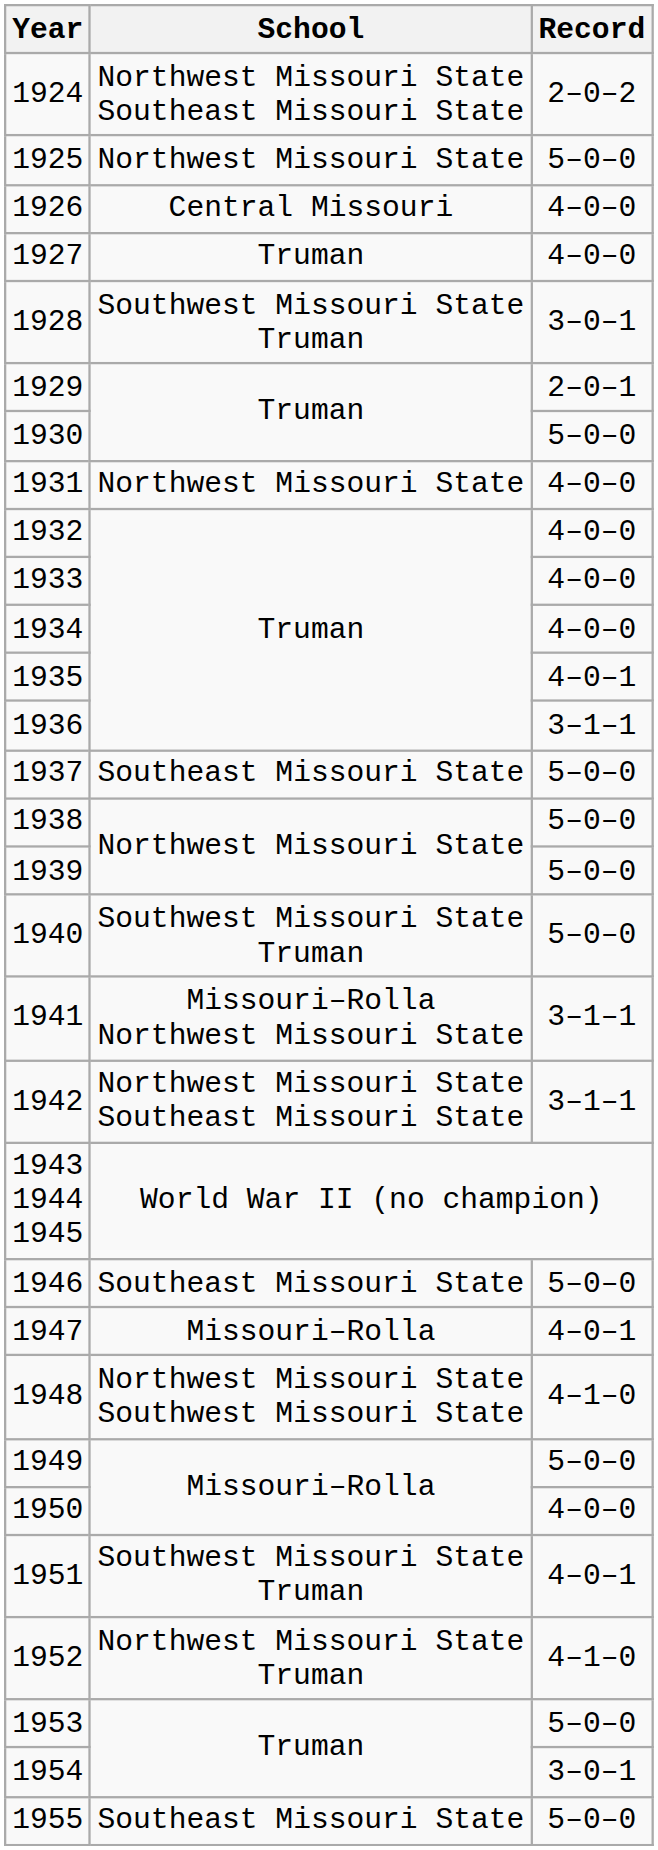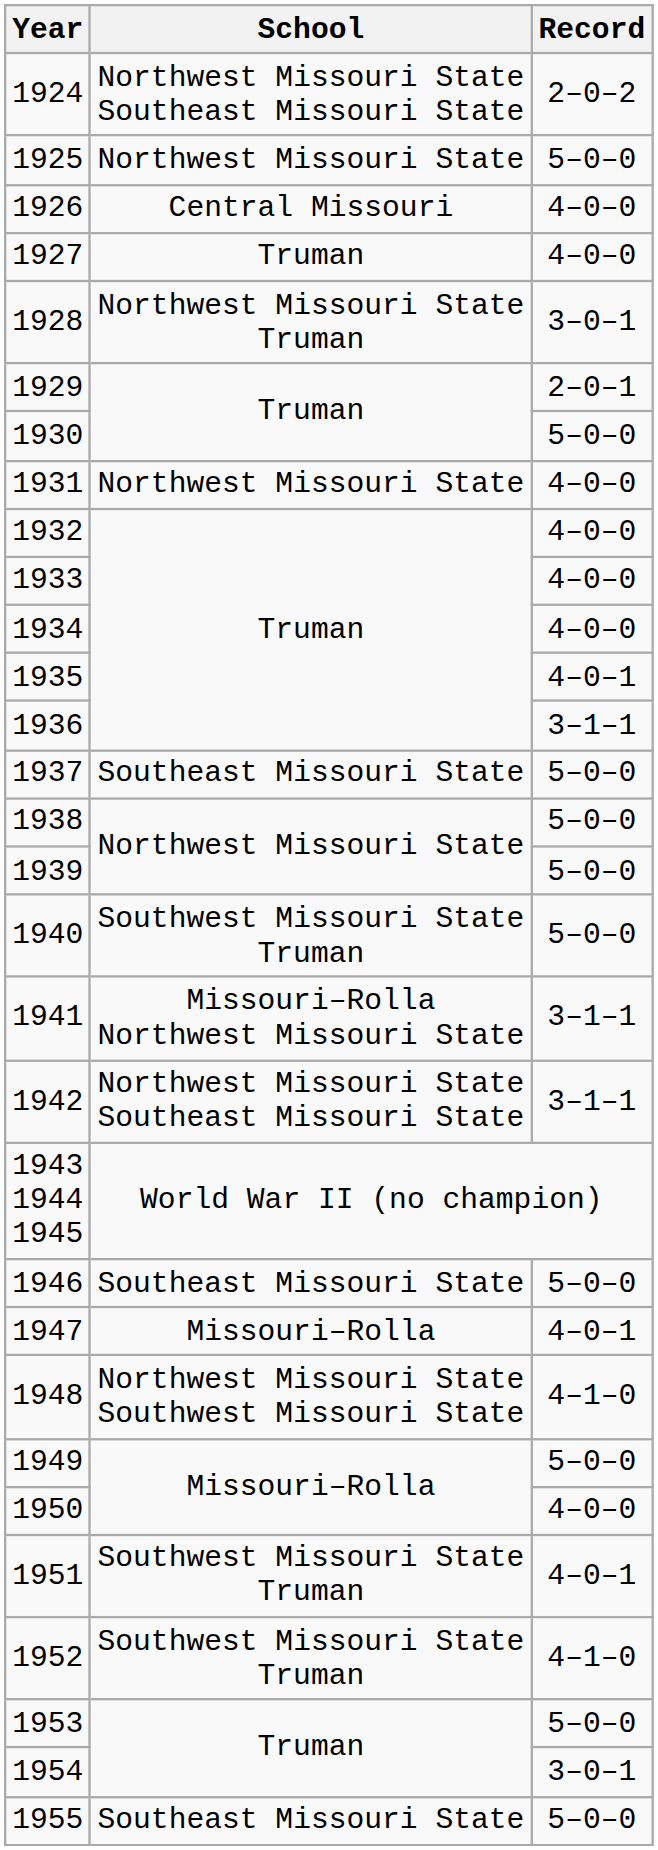(311, 322) Southwest Missouri State Truman -> (311, 322) Northwest Missouri State Truman
(311, 1658) Northwest Missouri State Truman -> (311, 1658) Southwest Missouri State Truman
